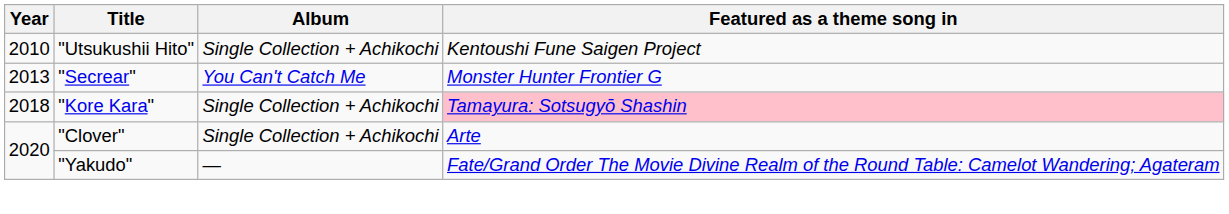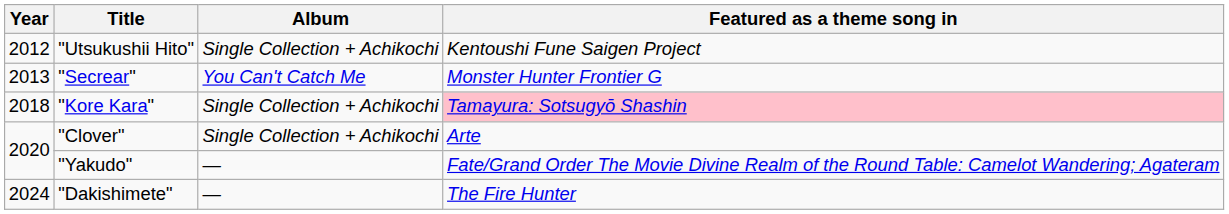(29, 48) 2010 -> (29, 48) 2012
+ row: (115, 194)
